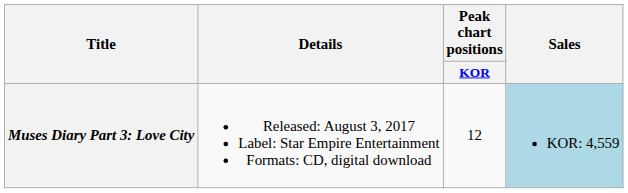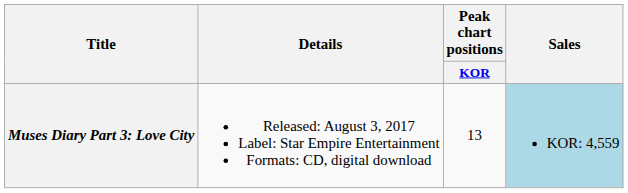(475, 135) 12 -> (475, 135) 13
